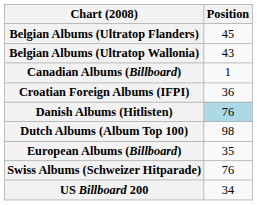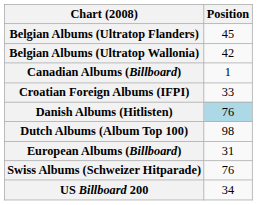(228, 53) 43 -> (228, 53) 42
(228, 92) 36 -> (228, 92) 33
(228, 151) 35 -> (228, 151) 31
